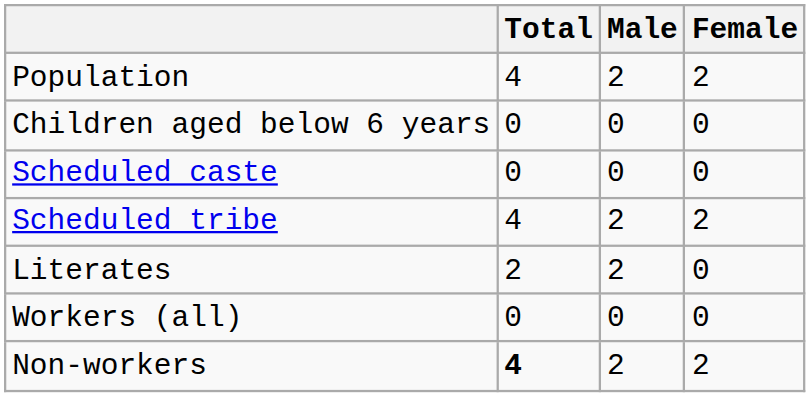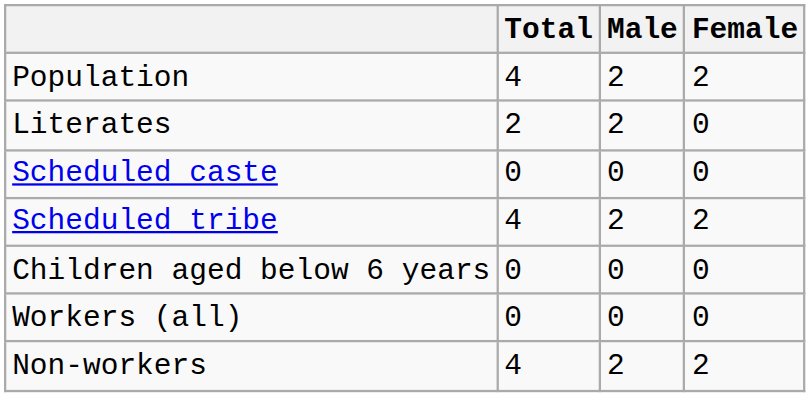rows swapped: (251, 125) <-> (92, 270)
(513, 366) bold -> (513, 366) normal
